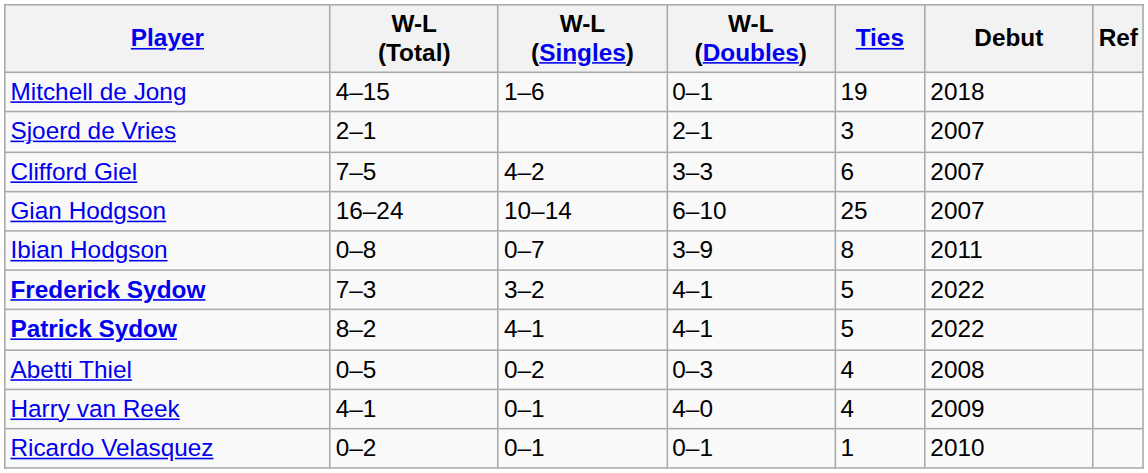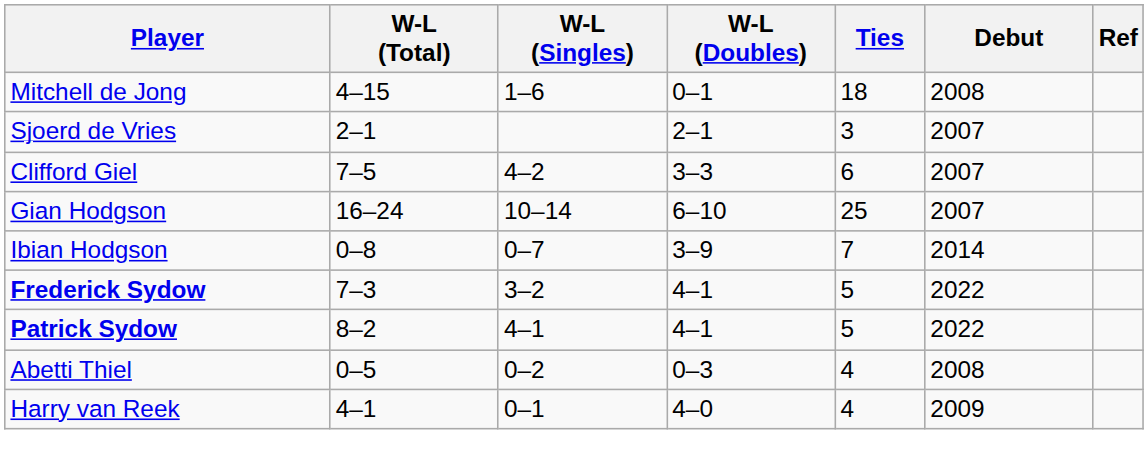(854, 91) 19 -> (854, 91) 18
(957, 91) 2018 -> (957, 91) 2008
(847, 249) 8 -> (847, 249) 7
(957, 249) 2011 -> (957, 249) 2014
- row: (112, 447)
